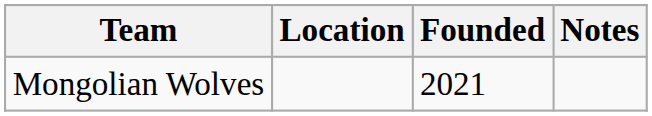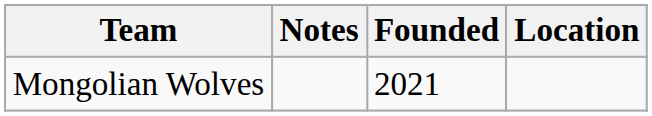columns swapped: (342, 30) <-> (600, 30)
